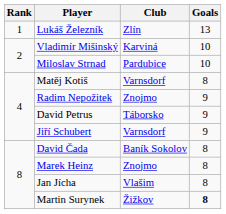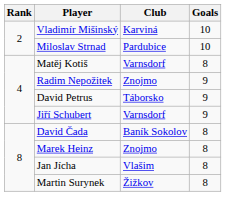- row: (70, 30)
(205, 200) bold -> (205, 183) normal
